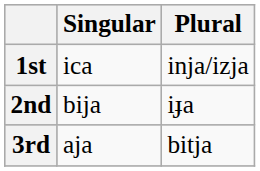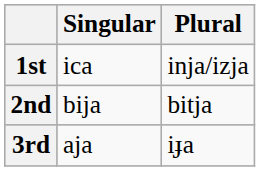(181, 104) iɟa -> (190, 104) bitja
(190, 144) bitja -> (181, 144) iɟa
